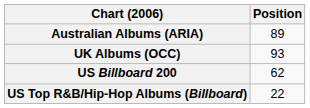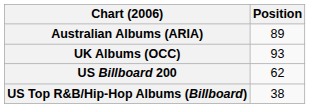(278, 93) 22 -> (278, 93) 38
